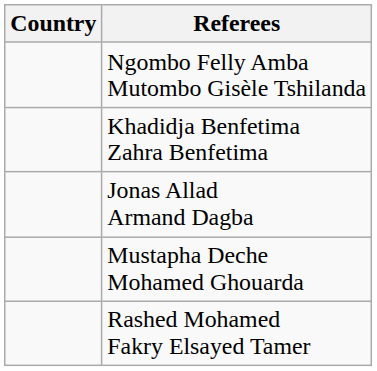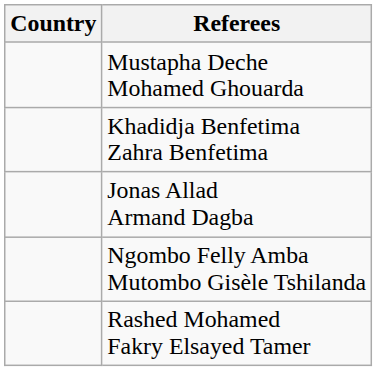rows swapped: (206, 268) <-> (237, 74)
